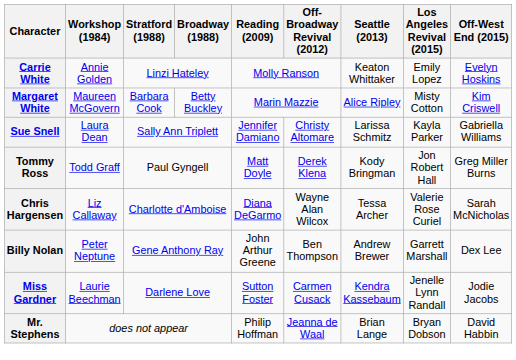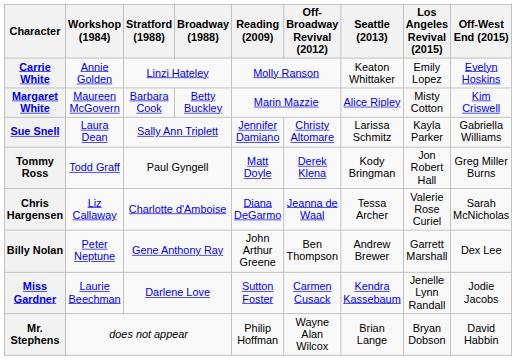(312, 209) Wayne Alan Wilcox -> (312, 209) Jeanna de Waal
(312, 328) Jeanna de Waal -> (312, 334) Wayne Alan Wilcox
